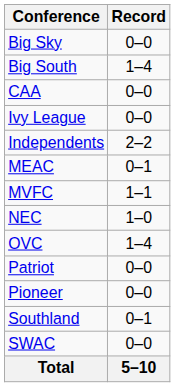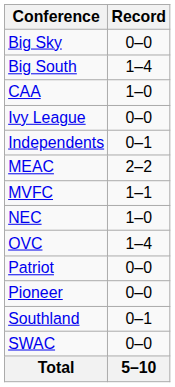(139, 92) 0–0 -> (139, 92) 1–0
(139, 142) 2–2 -> (139, 142) 0–1
(139, 167) 0–1 -> (139, 167) 2–2
